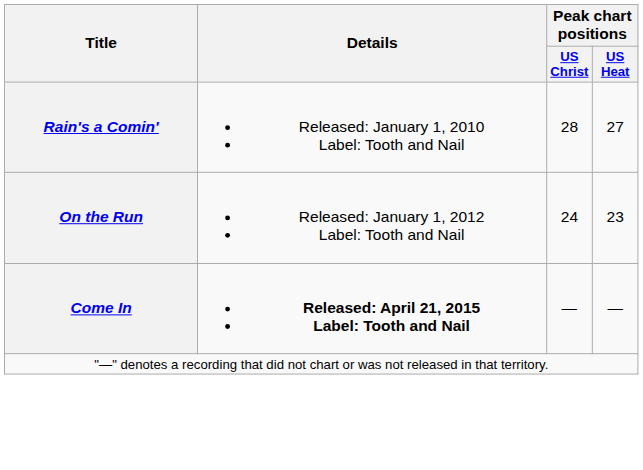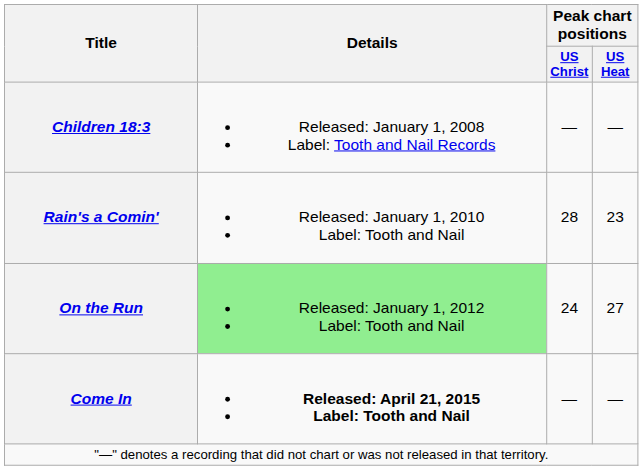+ row: (101, 127)
(615, 127) 27 -> (615, 217) 23
(372, 226) no background -> (372, 317) lightgreen background
(615, 217) 23 -> (615, 308) 27
